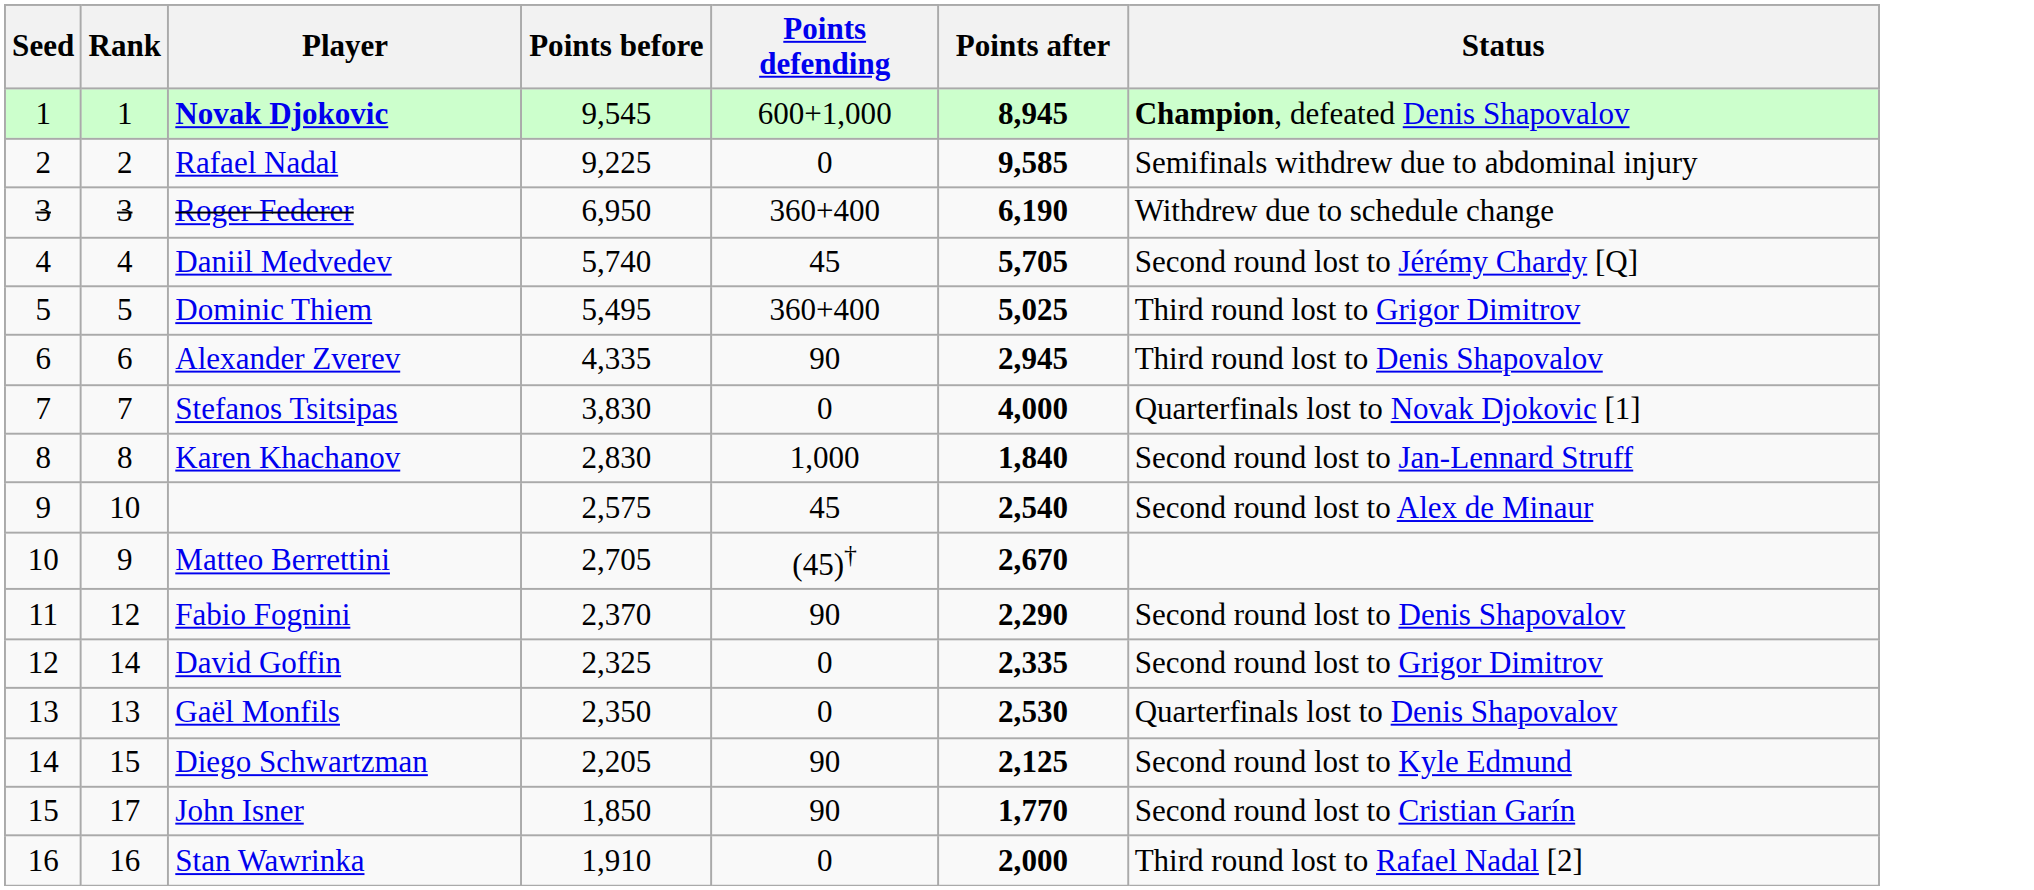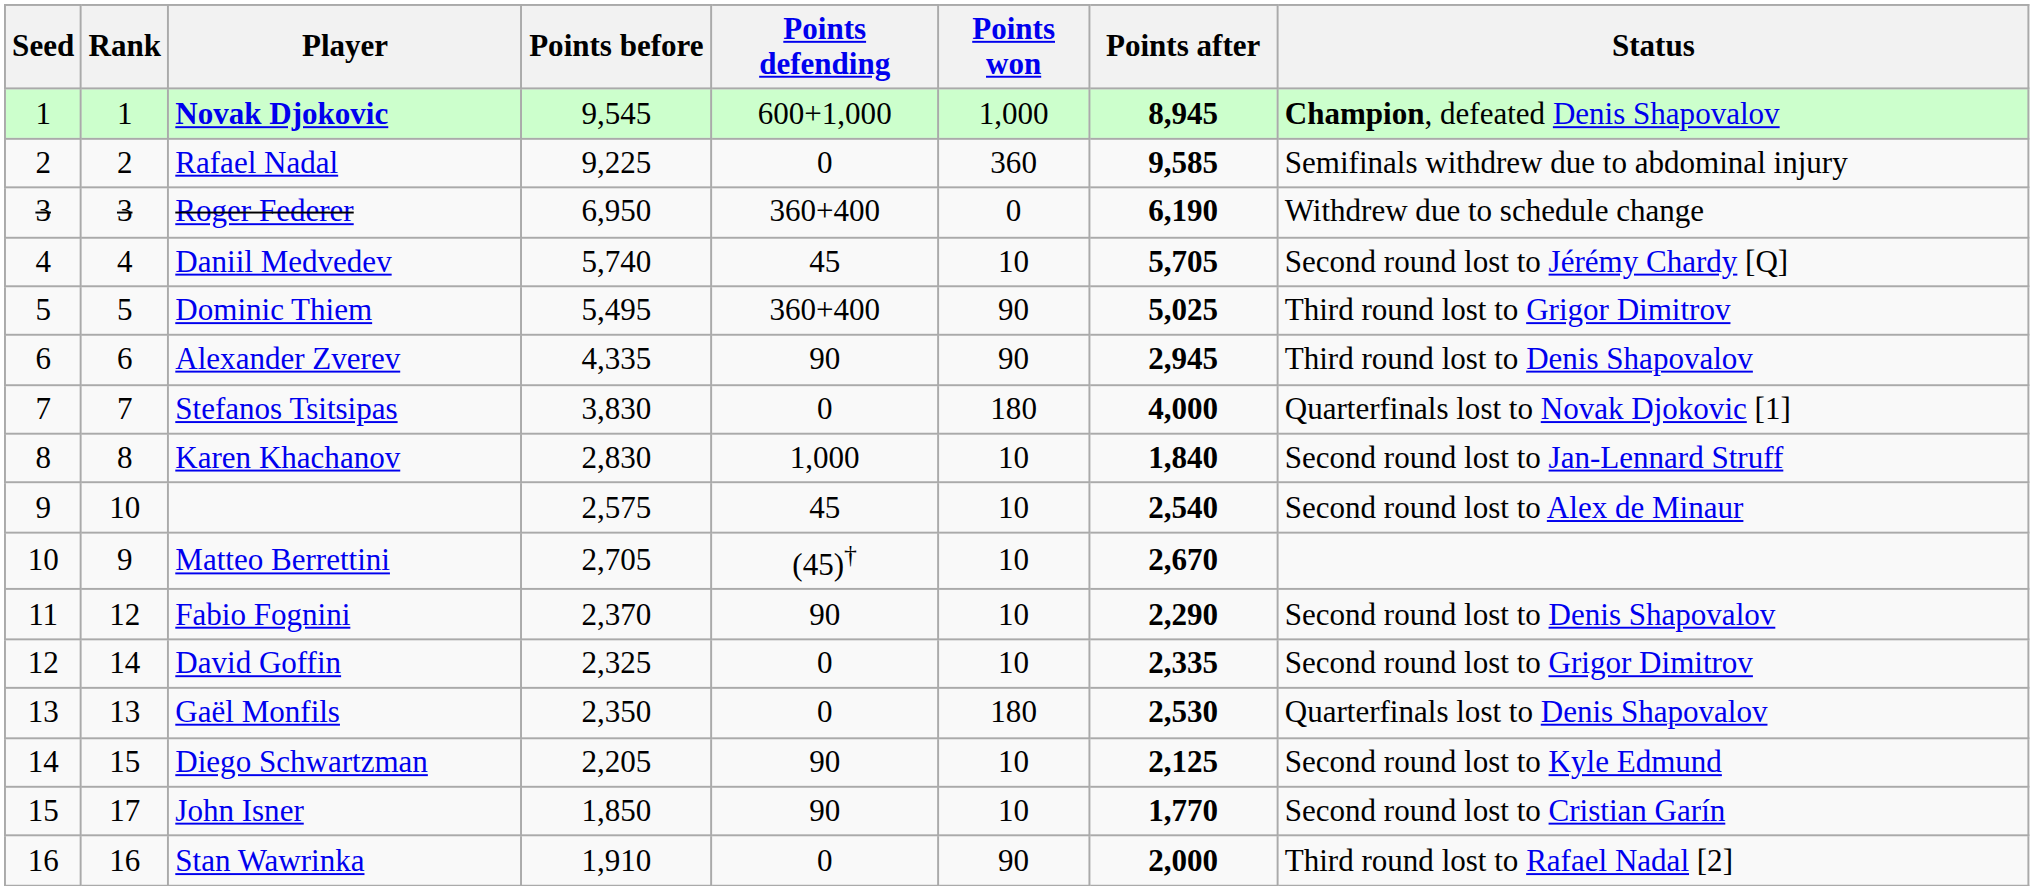+ column: (1014, 46)
